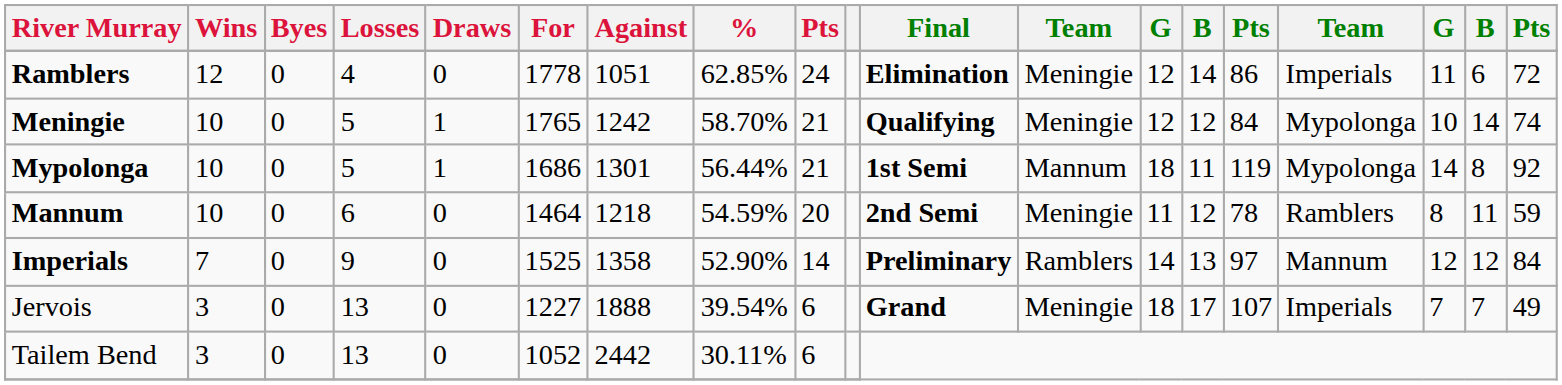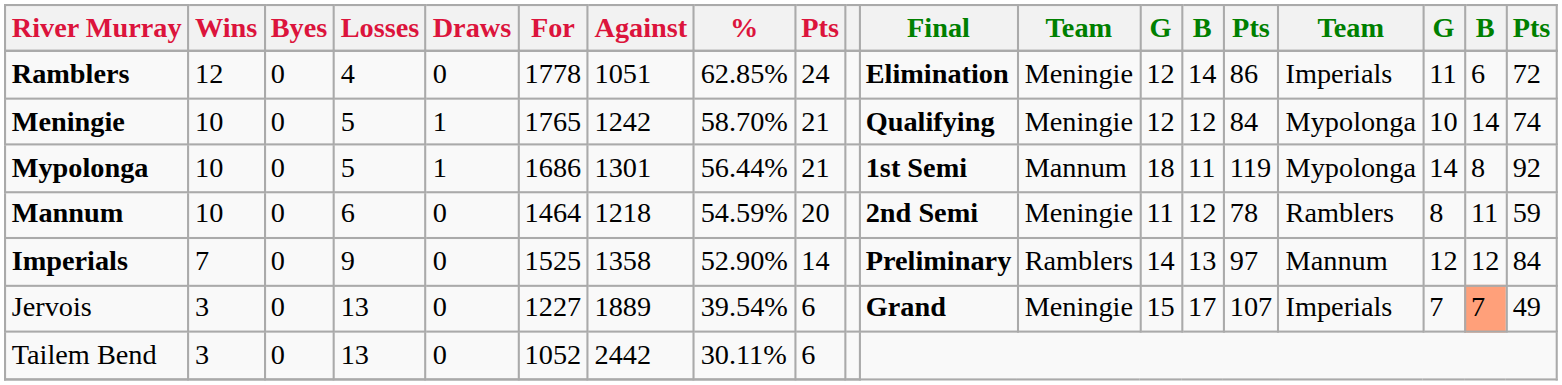(623, 307) 1888 -> (623, 307) 1889
(1161, 307) 18 -> (1161, 307) 15
(1478, 307) no background -> (1478, 307) lightsalmon background
